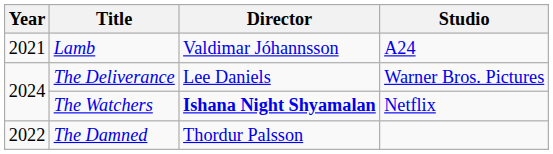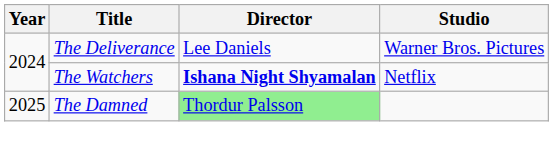- row: (74, 47)
(27, 134) 2022 -> (27, 105) 2025
(243, 134) no background -> (243, 105) lightgreen background
